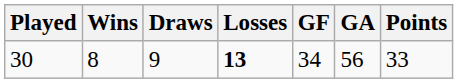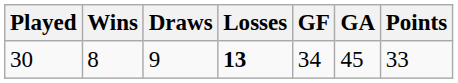(352, 59) 56 -> (352, 59) 45
